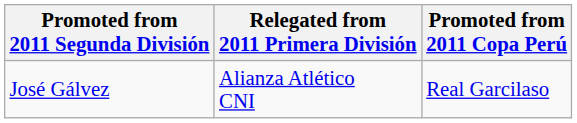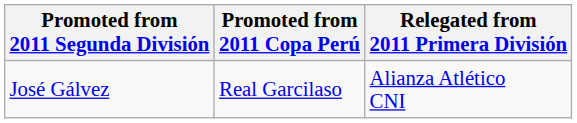columns swapped: (497, 32) <-> (318, 32)
